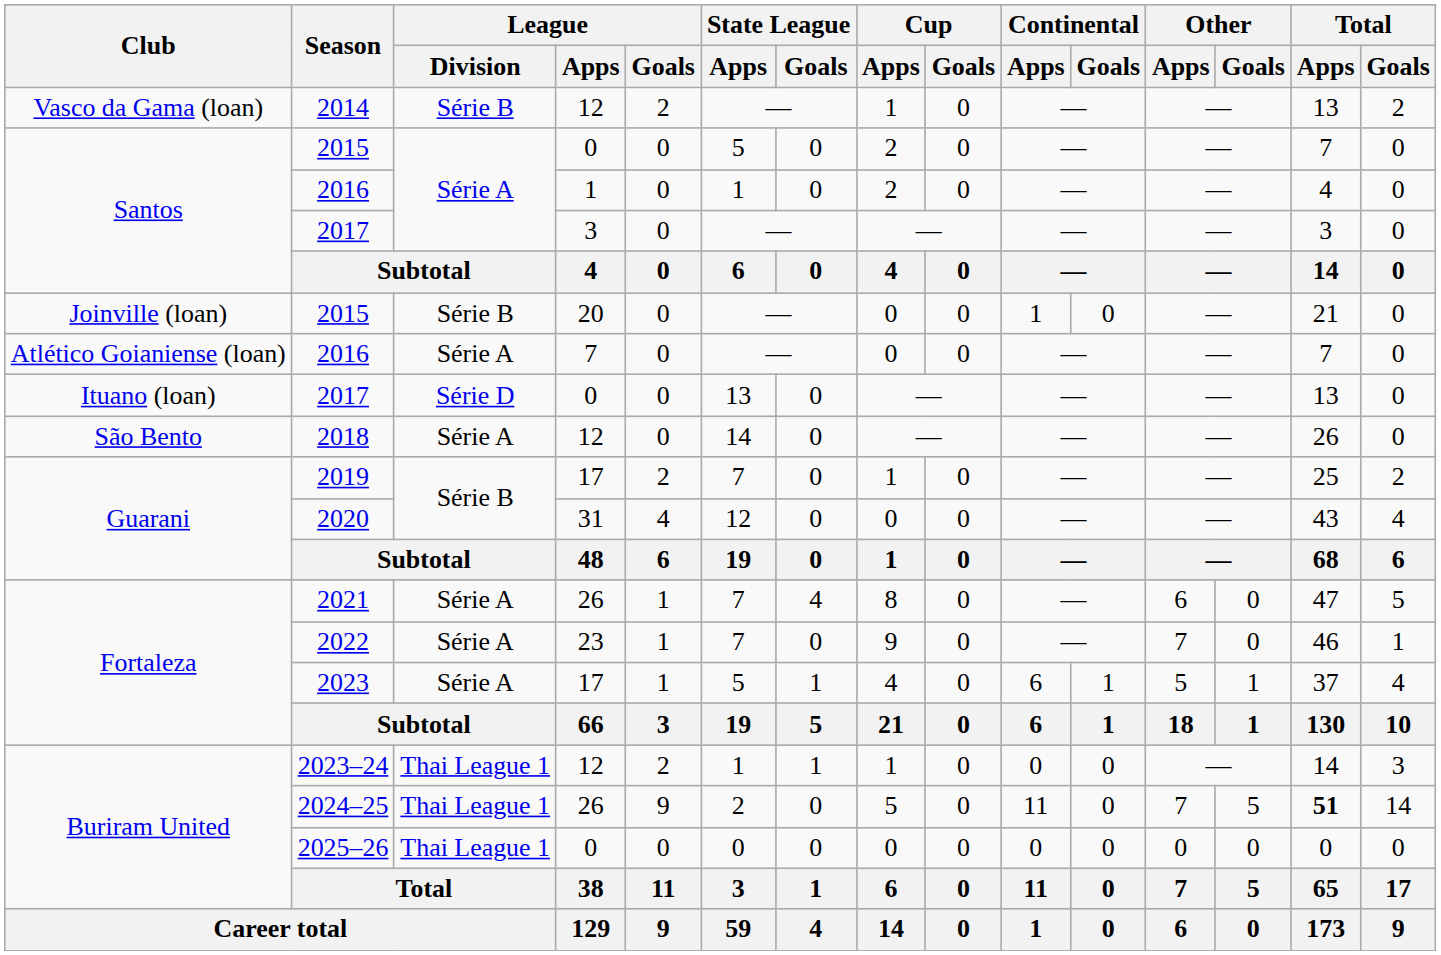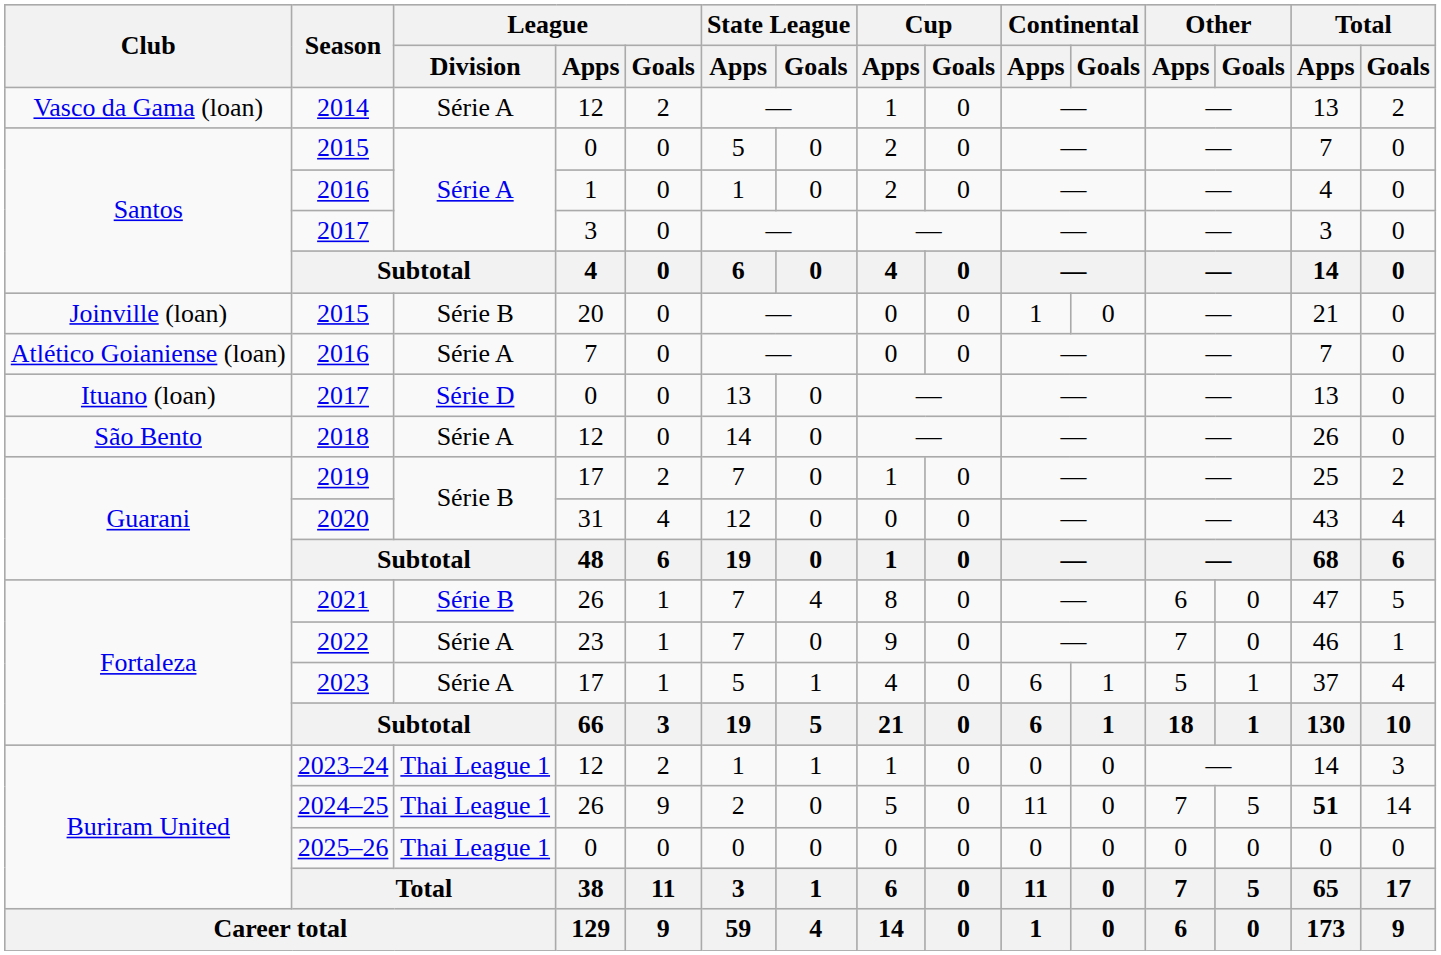(475, 107) Série B -> (475, 107) Série A
(475, 600) Série A -> (475, 600) Série B
